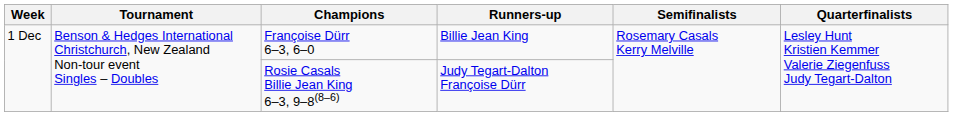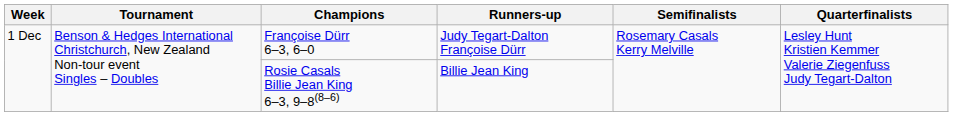(484, 35) Billie Jean King -> (494, 43) Judy Tegart-Dalton Françoise Dürr
(494, 77) Judy Tegart-Dalton Françoise Dürr -> (484, 70) Billie Jean King
